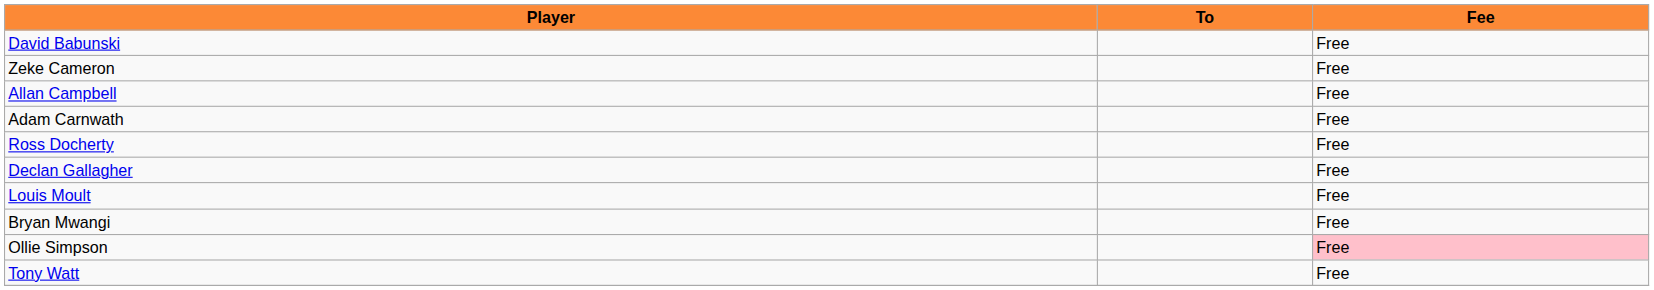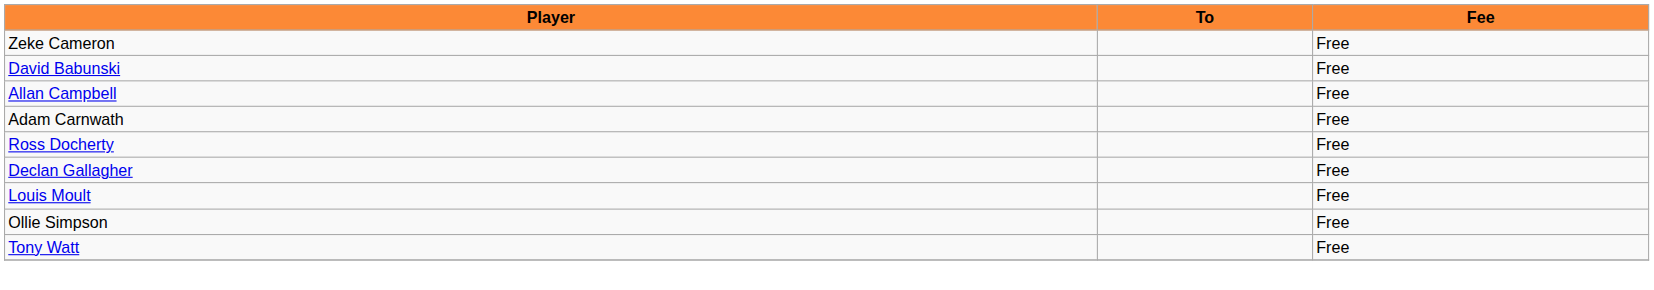rows swapped: (64, 43) <-> (62, 68)
- row: (59, 222)
(1333, 247) pink background -> (1333, 222) no background
